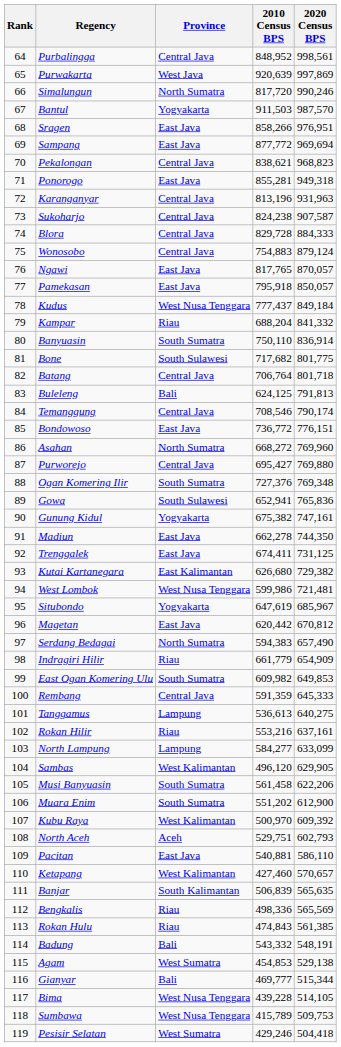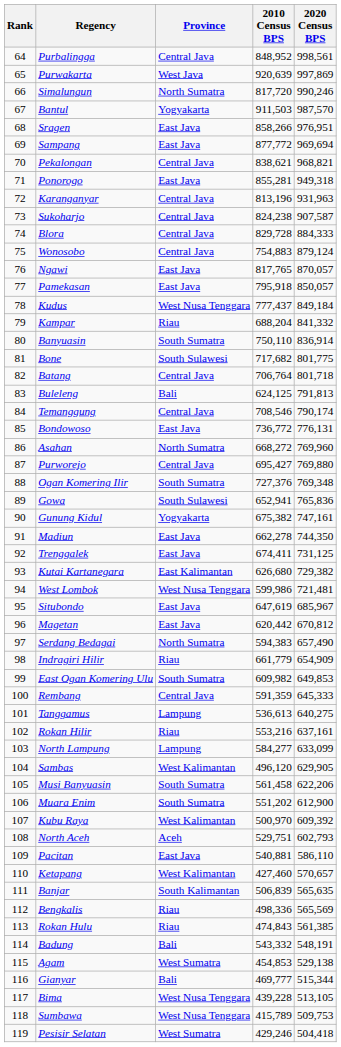(315, 162) 968,823 -> (315, 162) 968,821
(315, 429) 776,151 -> (315, 429) 776,131
(184, 606) Yogyakarta -> (179, 606) East Java
(315, 997) 514,105 -> (315, 997) 513,105
